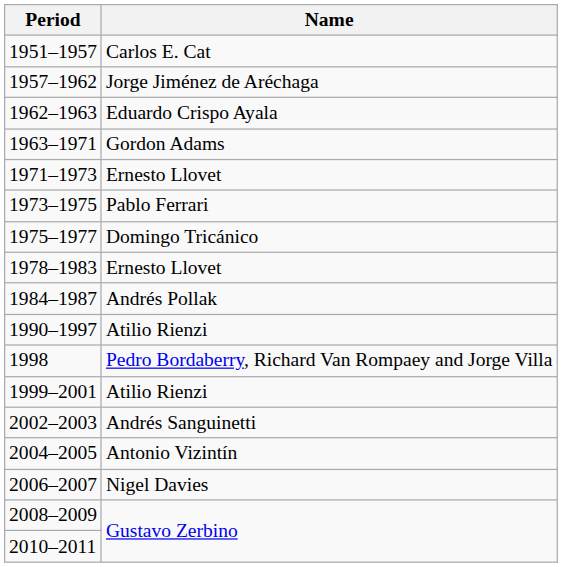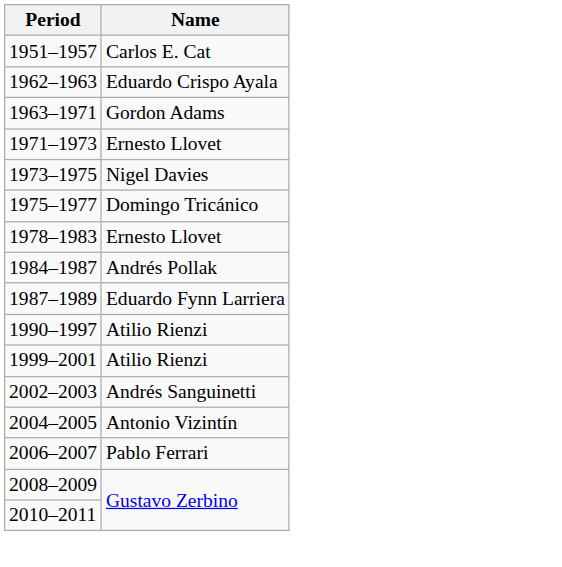- row: (53, 81)
(157, 205) Pablo Ferrari -> (157, 174) Nigel Davies
+ row: (53, 298)
- row: (29, 360)
(157, 484) Nigel Davies -> (157, 453) Pablo Ferrari
